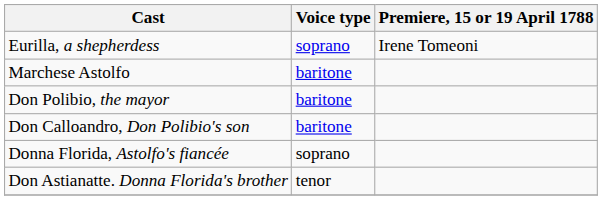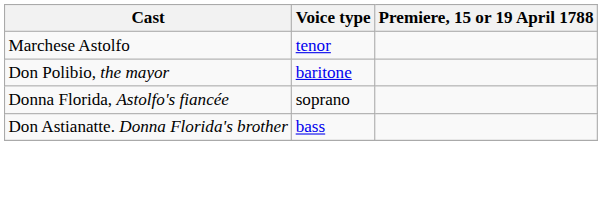- row: (84, 45)
(324, 72) baritone -> (313, 45) tenor
- row: (129, 126)
(313, 180) tenor -> (310, 126) bass
